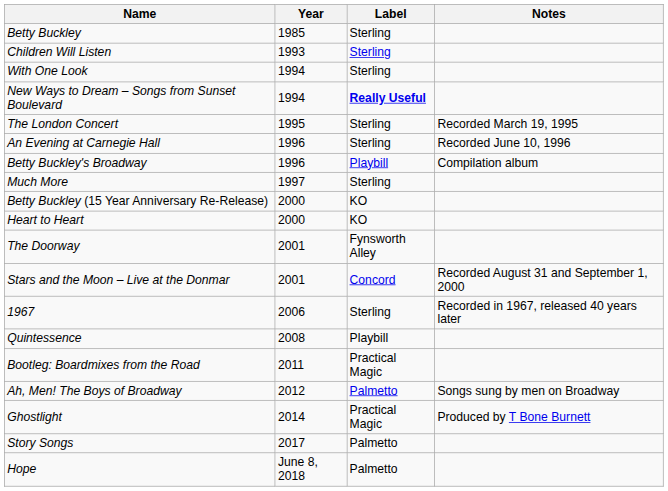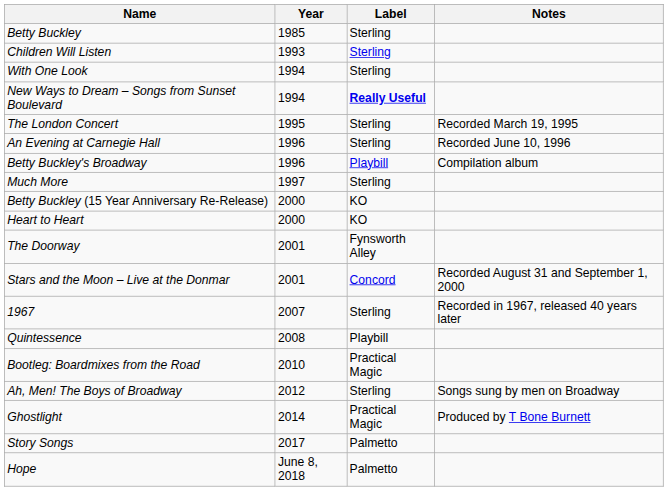(291, 312) 2006 -> (291, 312) 2007
(291, 364) 2011 -> (291, 364) 2010
(374, 391) Palmetto -> (370, 391) Sterling
